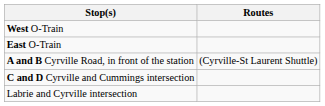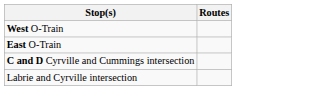- row: (100, 61)
